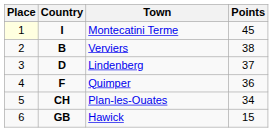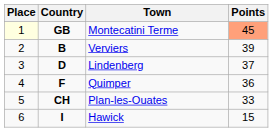(62, 30) I -> (62, 30) GB
(248, 30) no background -> (248, 30) lightsalmon background
(248, 48) 38 -> (248, 48) 39
(248, 100) 34 -> (248, 100) 33
(62, 118) GB -> (62, 118) I
